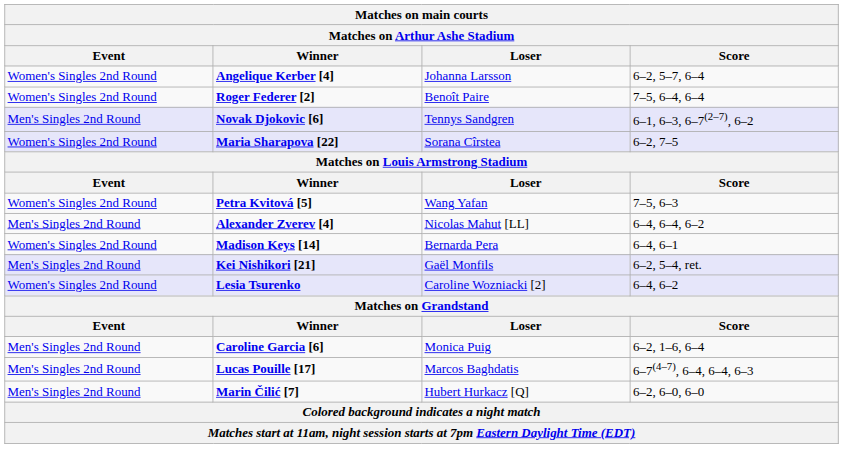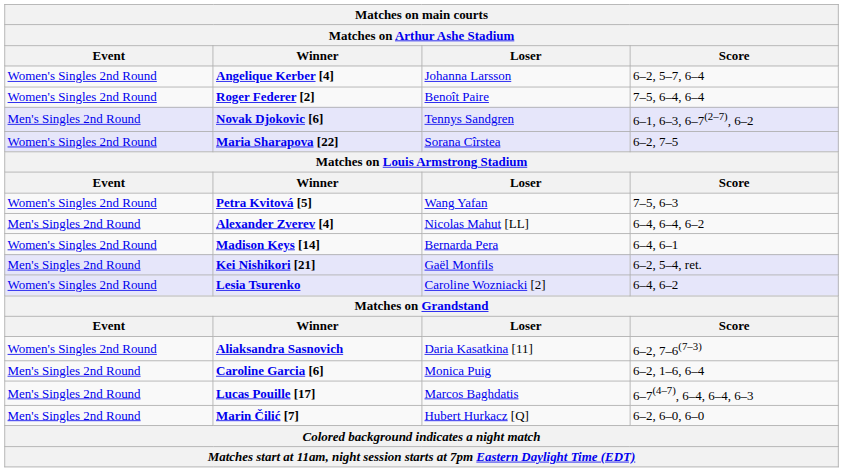+ row: (280, 348)
